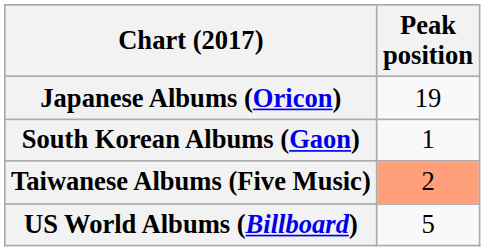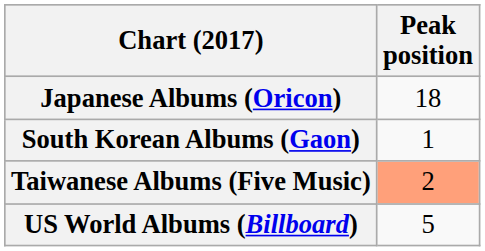(428, 97) 19 -> (428, 97) 18
